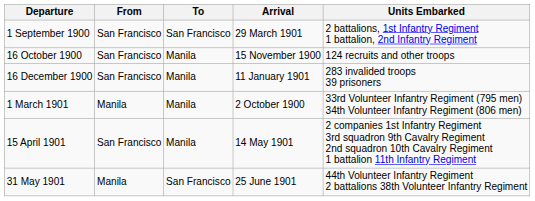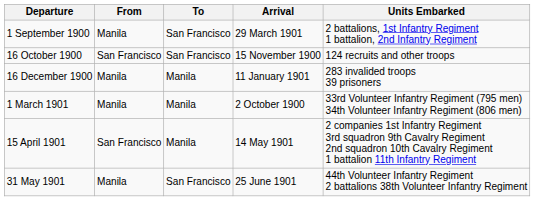(129, 34) San Francisco -> (112, 34) Manila
(181, 55) Manila -> (198, 55) San Francisco
(129, 77) San Francisco -> (112, 77) Manila
